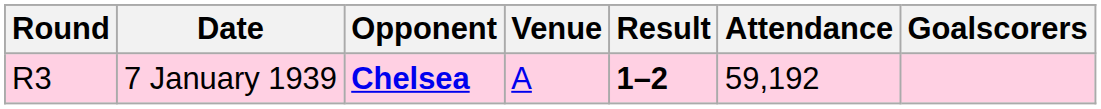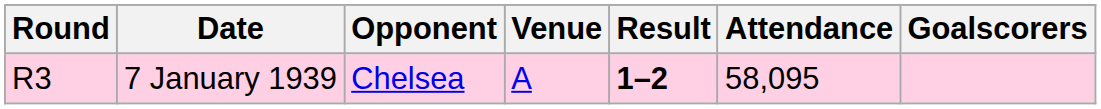(410, 77) bold -> (408, 77) normal
(772, 77) 59,192 -> (772, 77) 58,095
